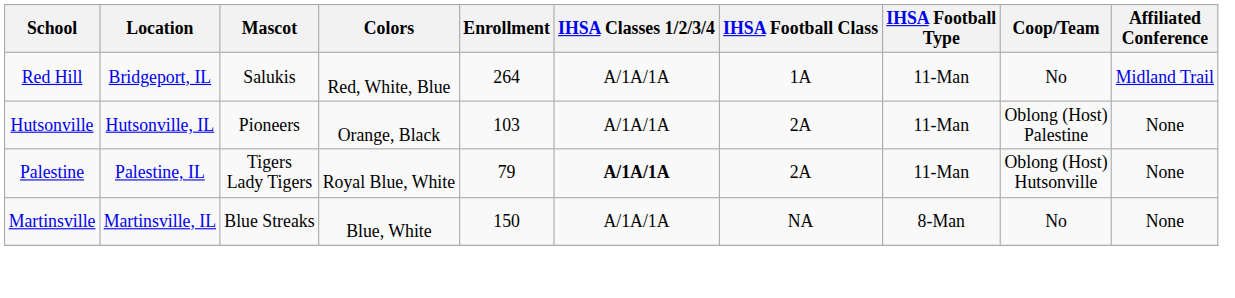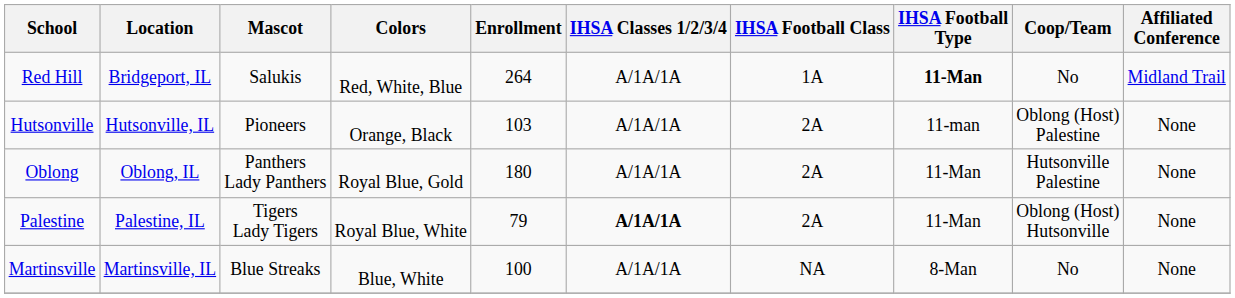(941, 76) normal -> (953, 76) bold
(941, 124) 11-Man -> (953, 124) 11-man
+ row: (52, 173)
(507, 221) 150 -> (518, 269) 100
